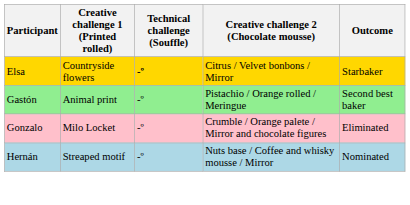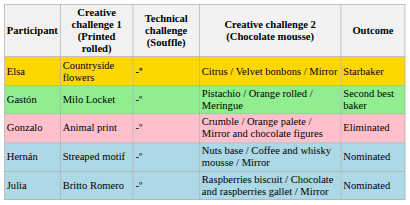(90, 99) Animal print -> (89, 99) Milo Locket
(89, 128) Milo Locket -> (90, 128) Animal print
+ row: (17, 185)
